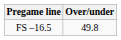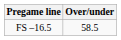(90, 27) 49.8 -> (90, 27) 58.5
